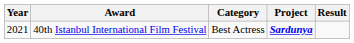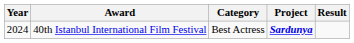(18, 30) 2021 -> (18, 30) 2024
